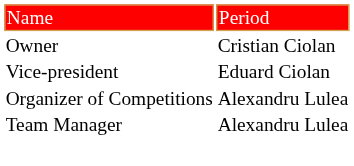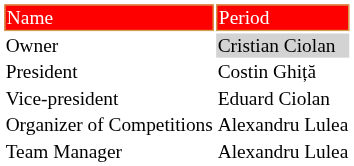(277, 45) no background -> (277, 45) lightgrey background
+ row: (42, 72)
